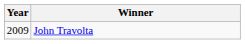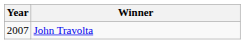(18, 30) 2009 -> (18, 30) 2007
